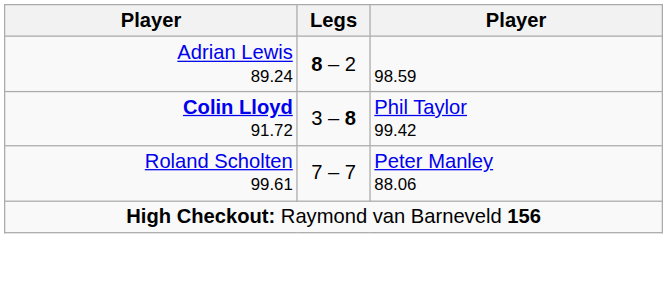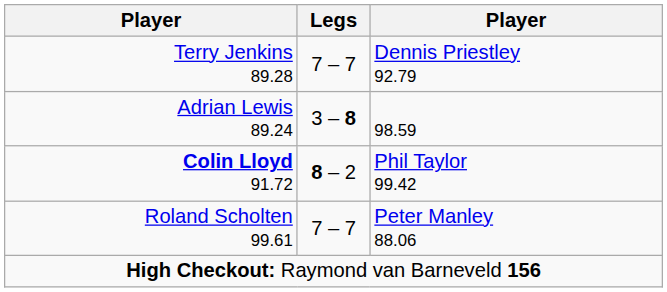+ row: (233, 63)
(334, 63) 8 – 2 -> (334, 118) 3 – 8
(334, 118) 3 – 8 -> (334, 173) 8 – 2
